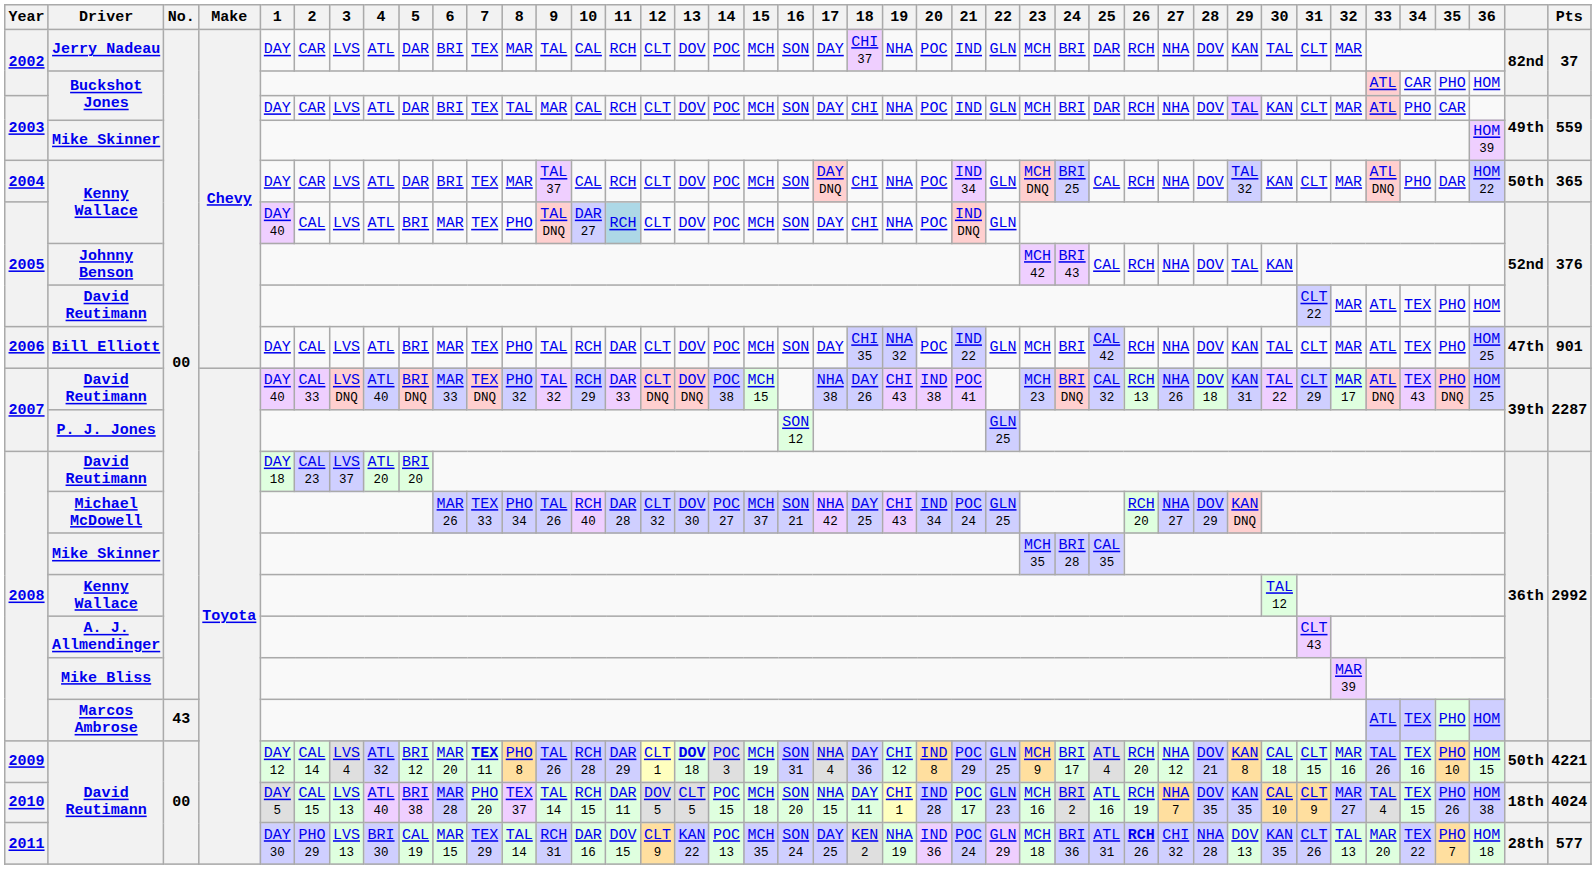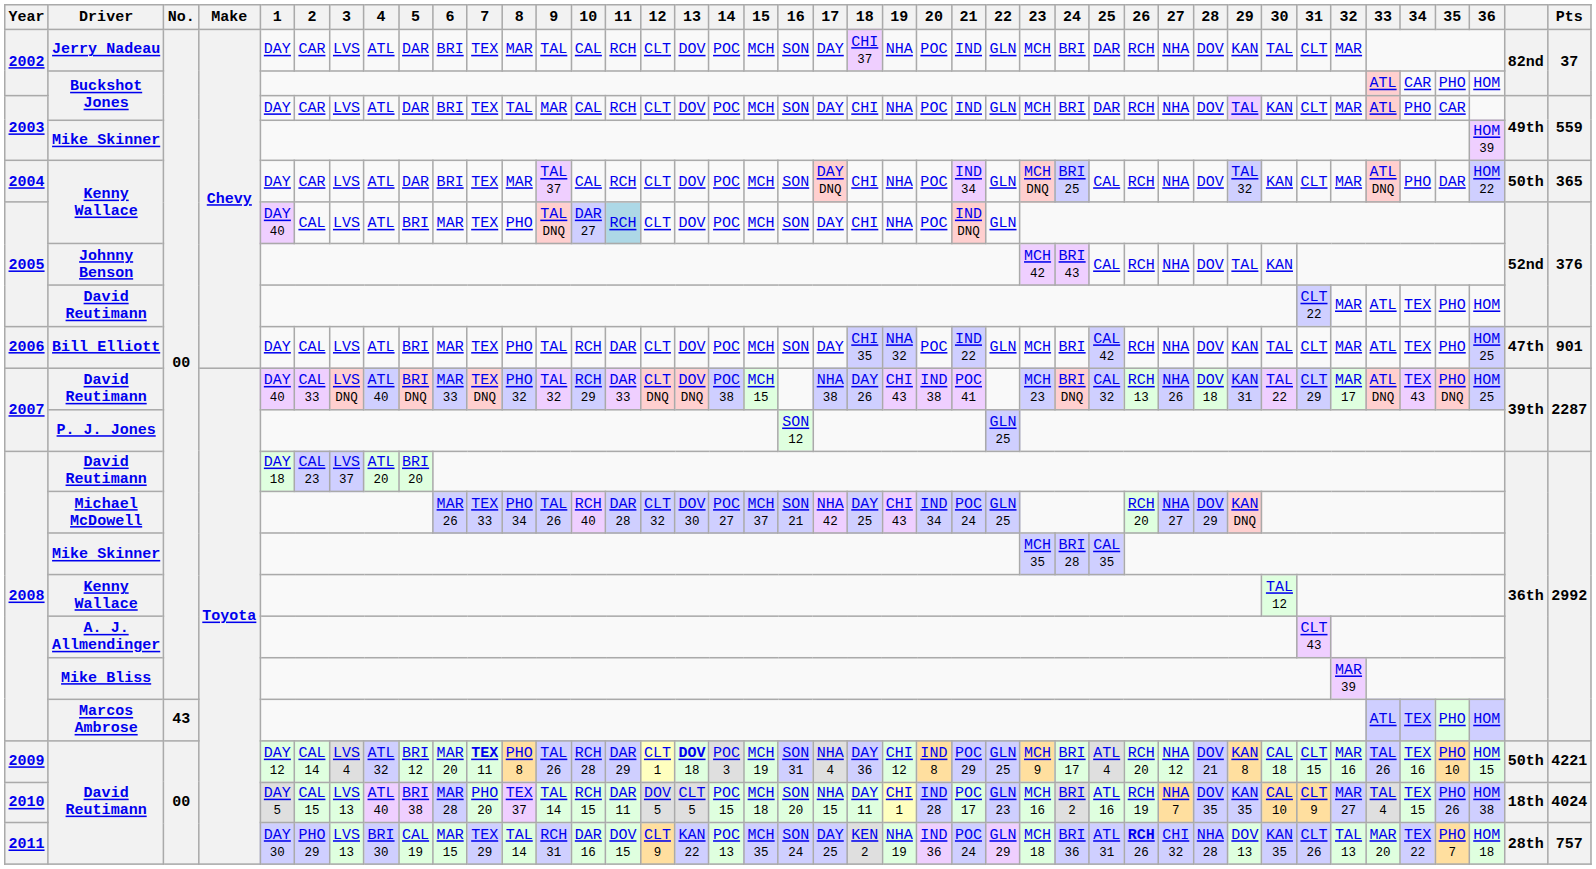(1569, 844) 577 -> (1569, 844) 757
